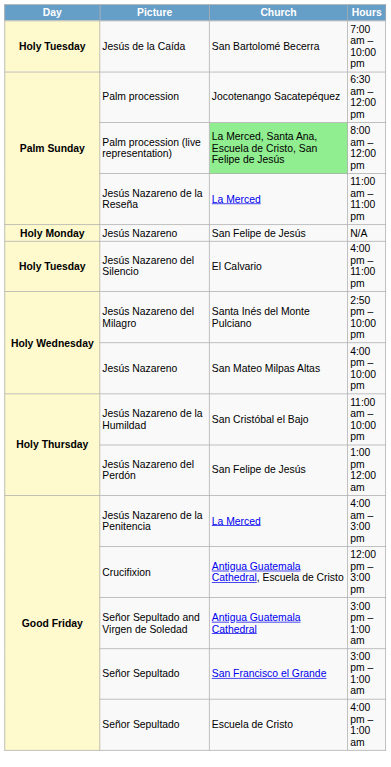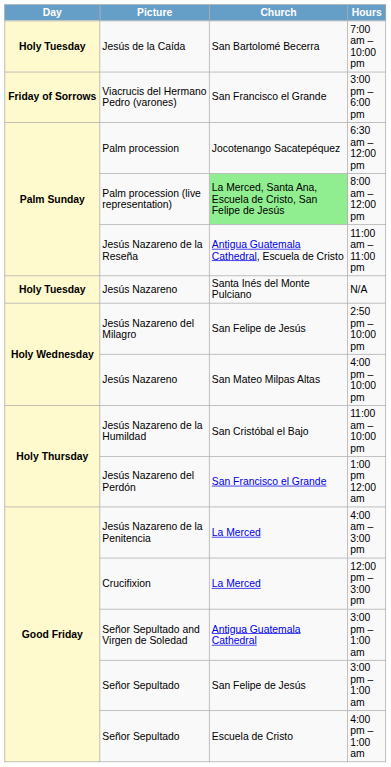+ row: (154, 98)
(236, 199) La Merced -> (278, 250) Antigua Guatemala Cathedral, Escuela de Cristo
(52, 233) Holy Monday -> (52, 290) Holy Tuesday
(259, 233) San Felipe de Jesús -> (261, 290) Santa Inés del Monte Pulciano
- row: (148, 267)
(261, 318) Santa Inés del Monte Pulciano -> (259, 329) San Felipe de Jesús
(259, 471) San Felipe de Jesús -> (269, 482) San Francisco el Grande
(278, 572) Antigua Guatemala Cathedral, Escuela de Cristo -> (236, 584) La Merced
(269, 674) San Francisco el Grande -> (259, 686) San Felipe de Jesús
